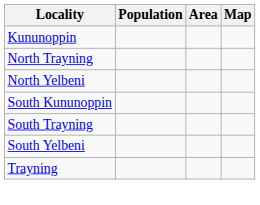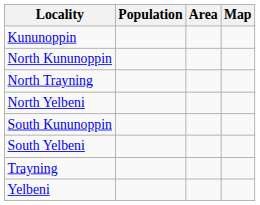+ row: (60, 59)
- row: (50, 124)
+ row: (29, 189)
